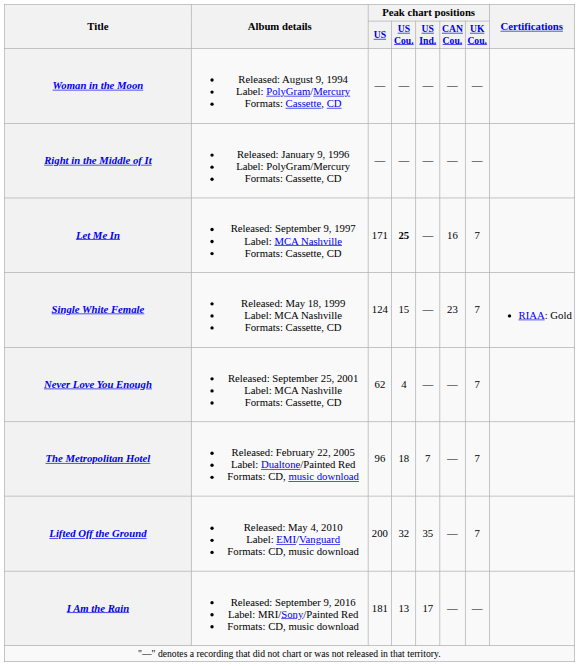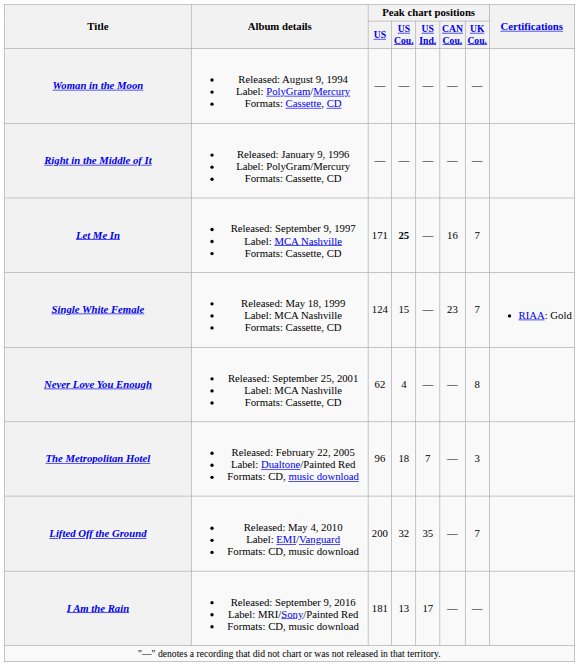(477, 384) 7 -> (477, 384) 8
(477, 459) 7 -> (477, 459) 3
